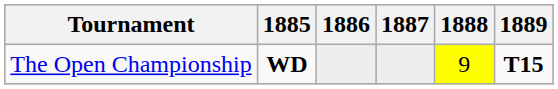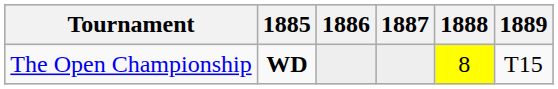(464, 64) 9 -> (464, 64) 8
(523, 64) bold -> (523, 64) normal
